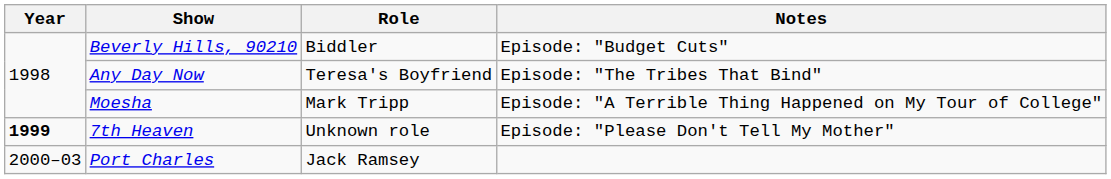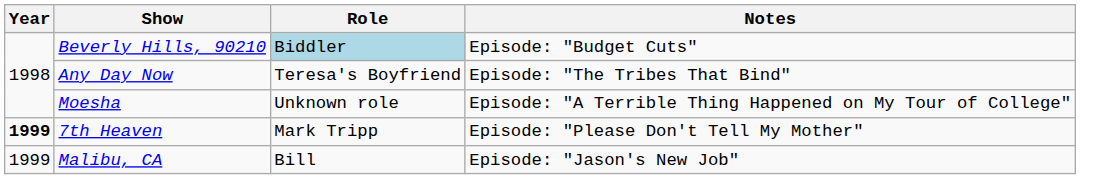(342, 47) no background -> (311, 47) lightblue background
(357, 103) Mark Tripp -> (337, 103) Unknown role
(368, 131) Unknown role -> (326, 131) Mark Tripp
+ row: (110, 160)
- row: (152, 160)
